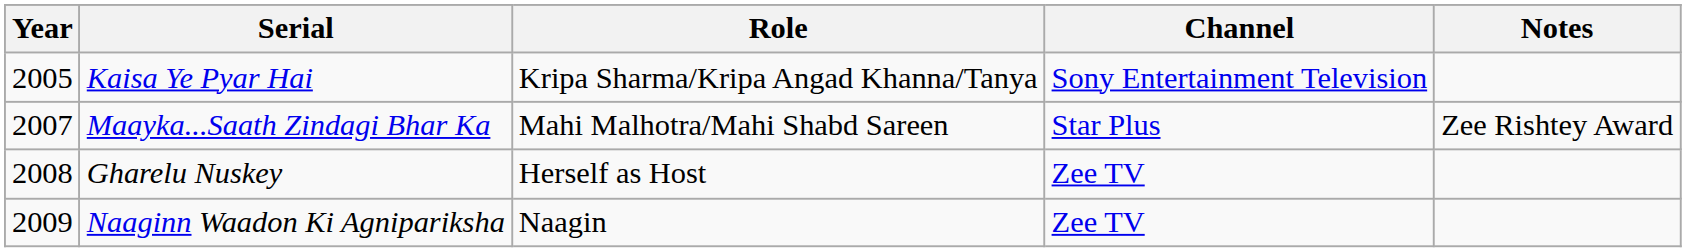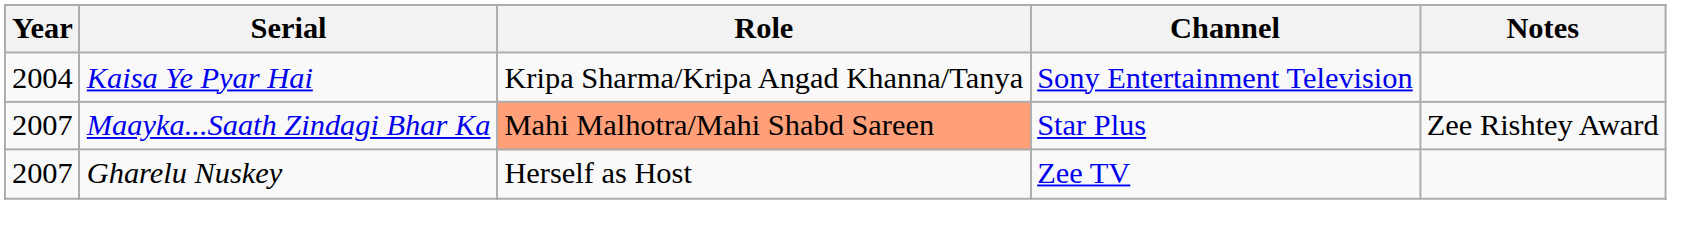(42, 76) 2005 -> (42, 76) 2004
(734, 125) no background -> (719, 125) lightsalmon background
(42, 173) 2008 -> (42, 173) 2007
- row: (296, 221)
